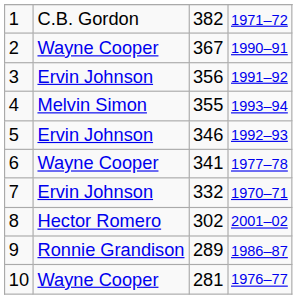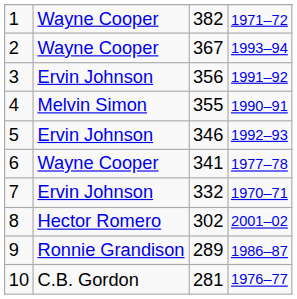(88, 18) C.B. Gordon -> (98, 18) Wayne Cooper
(259, 48) 1990–91 -> (259, 48) 1993–94
(259, 106) 1993–94 -> (259, 106) 1990–91
(98, 279) Wayne Cooper -> (88, 279) C.B. Gordon
